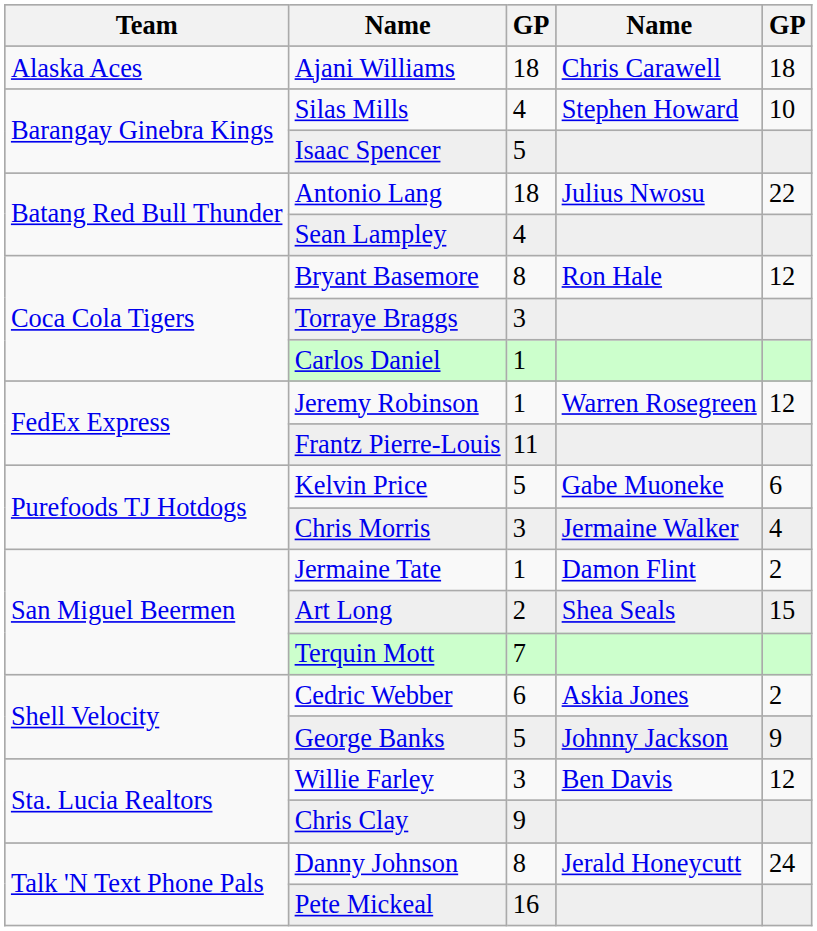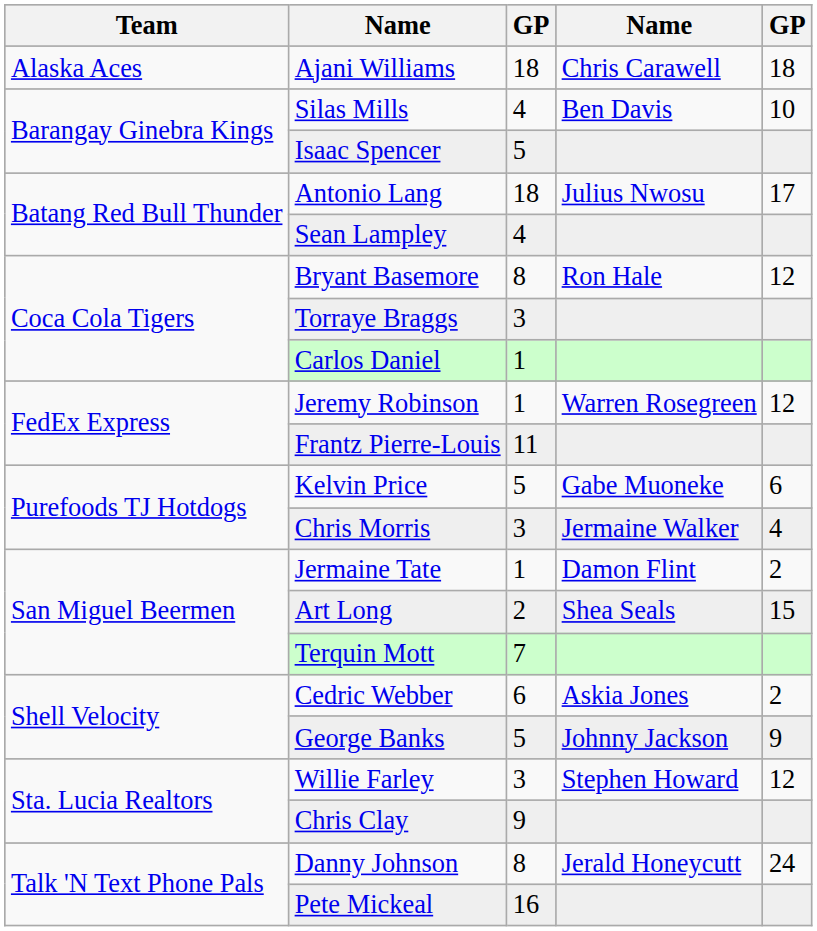(650, 109) Stephen Howard -> (617, 109) Ben Davis
(782, 192) 22 -> (782, 192) 17
(617, 779) Ben Davis -> (650, 779) Stephen Howard
